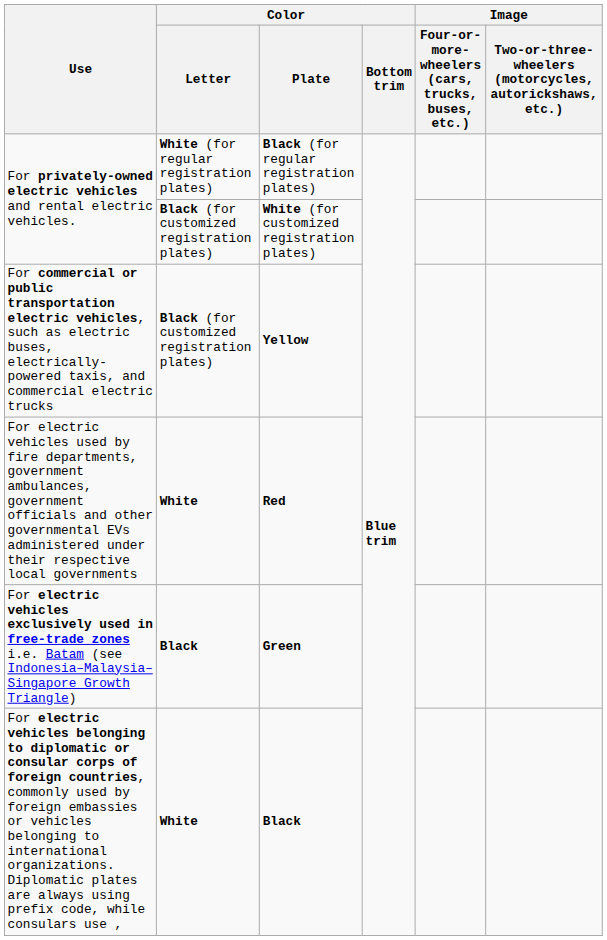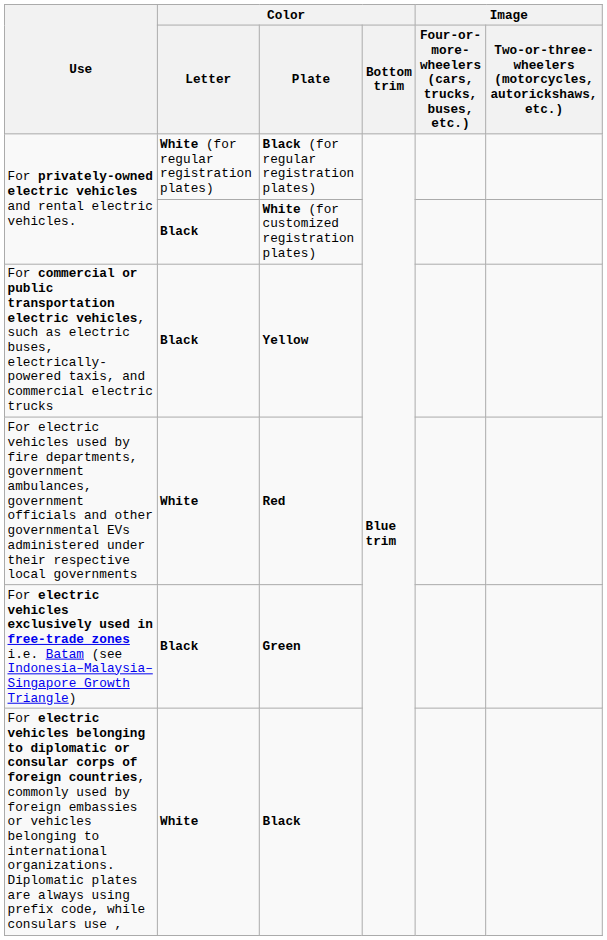(206, 232) Black (for customized registration plates) -> (179, 232) Black
(206, 340) Black (for customized registration plates) -> (179, 340) Black
